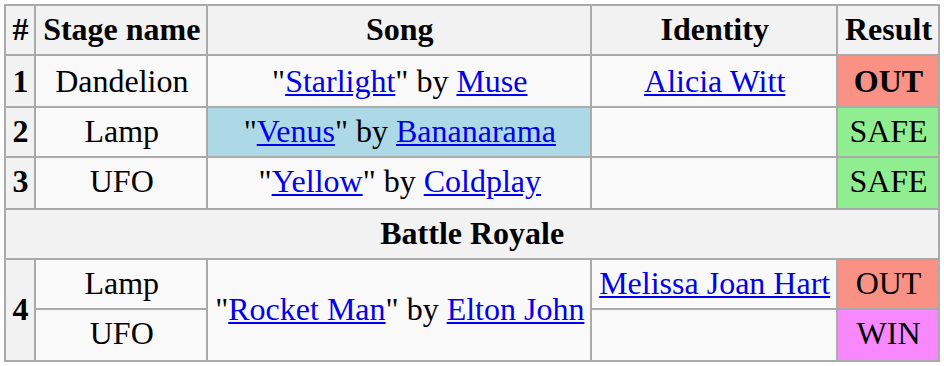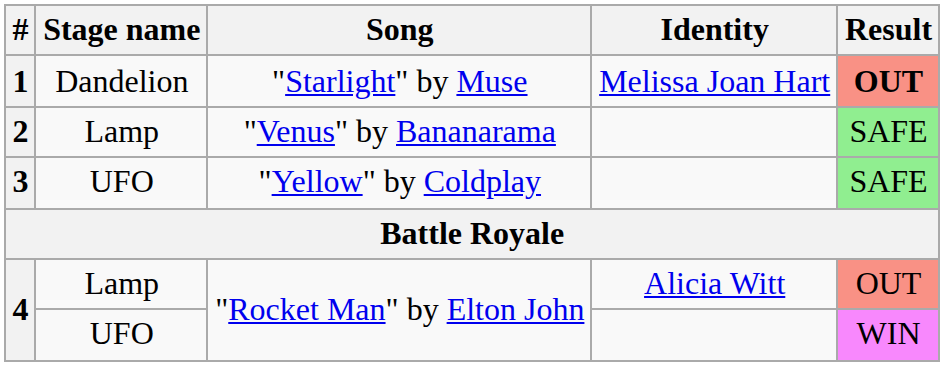(715, 80) Alicia Witt -> (715, 80) Melissa Joan Hart
(400, 131) lightblue background -> (400, 131) no background
(715, 283) Melissa Joan Hart -> (715, 283) Alicia Witt
